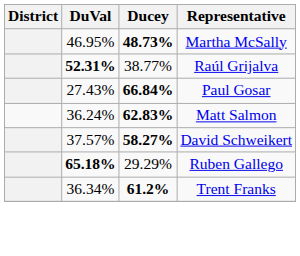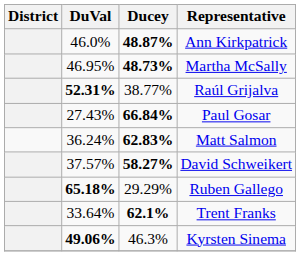+ row: (236, 41)
(90, 189) 36.34% -> (90, 213) 33.64%
(148, 189) 61.2% -> (148, 213) 62.1%
+ row: (236, 238)
